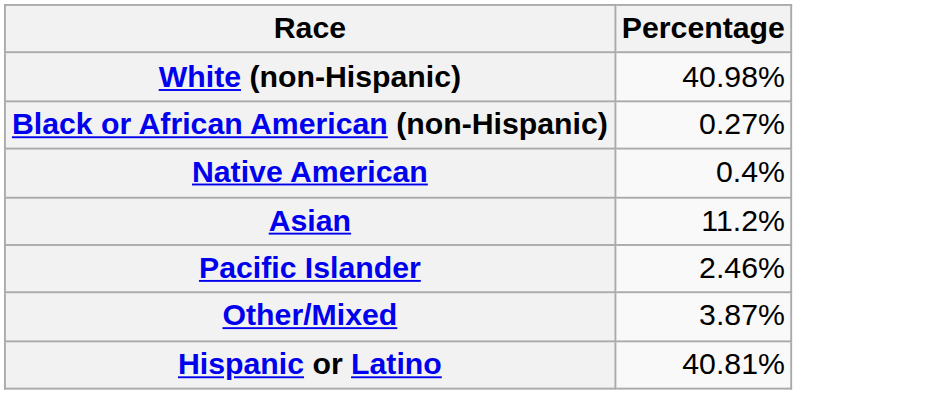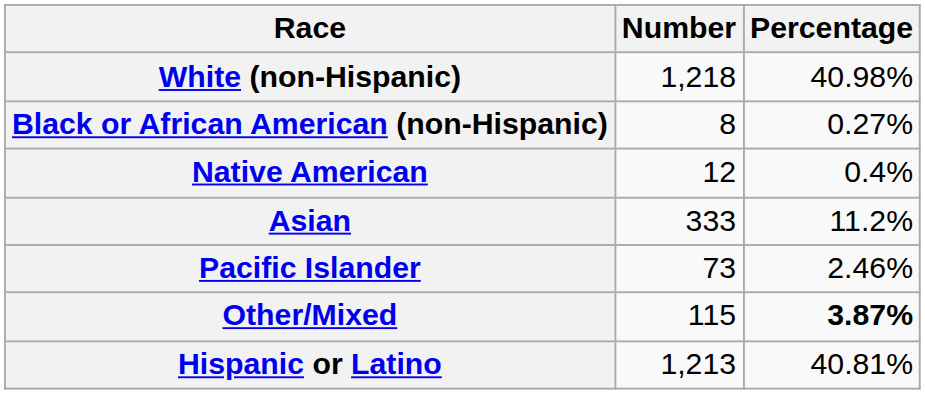+ column: (679, 28)
(742, 316) normal -> (870, 316) bold
